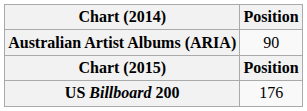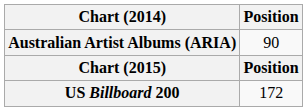(271, 93) 176 -> (271, 93) 172
